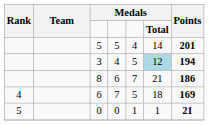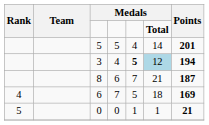(135, 62) normal -> (135, 62) bold
(187, 78) 186 -> (187, 78) 187
